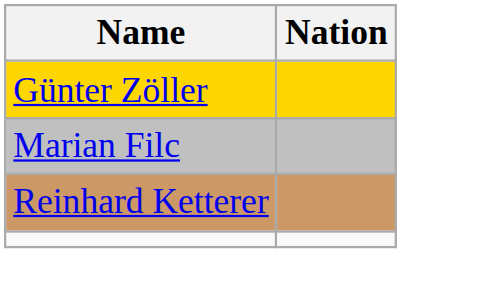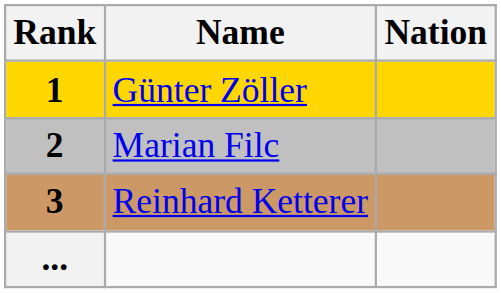+ column: (55, 32)
